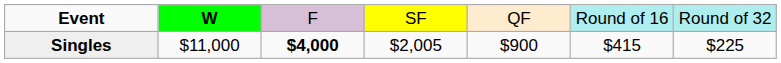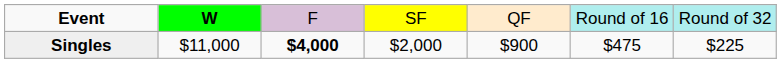(416, 45) $2,005 -> (416, 45) $2,000
(622, 45) $415 -> (622, 45) $475
